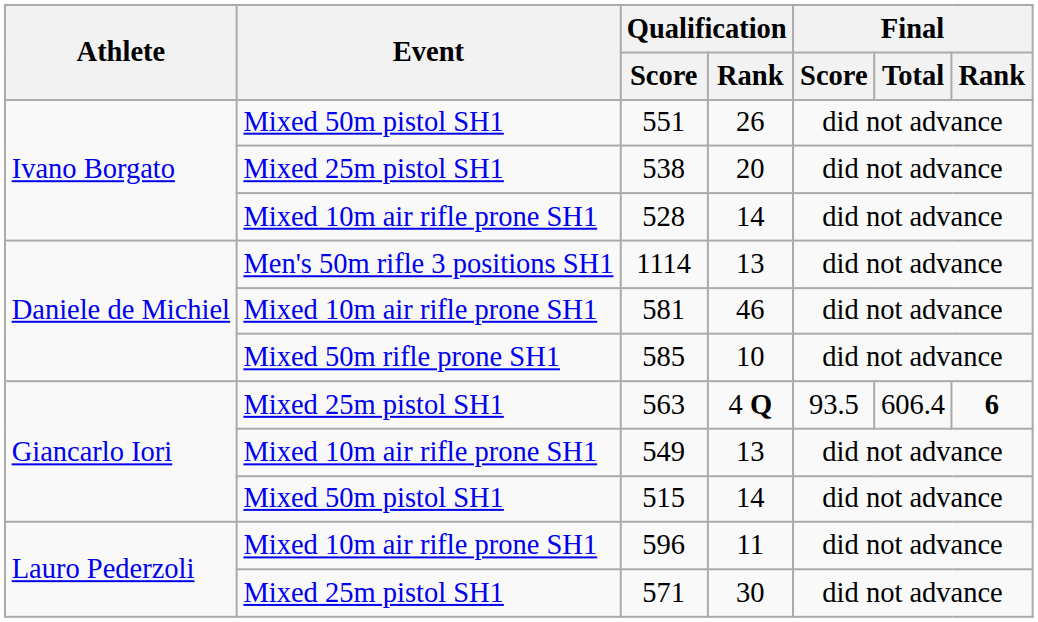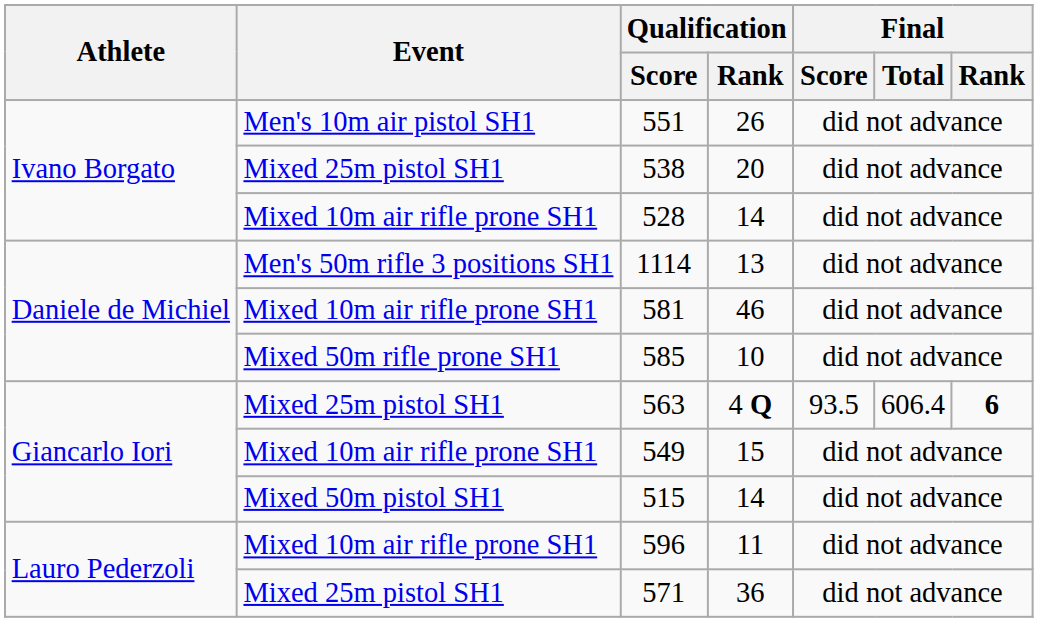(374, 122) Mixed 50m pistol SH1 -> (389, 122) Men's 10m air pistol SH1
(750, 451) 13 -> (750, 451) 15
(750, 592) 30 -> (750, 592) 36
